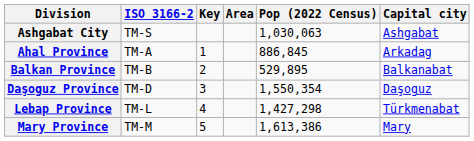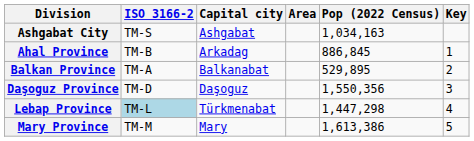columns swapped: (425, 14) <-> (210, 14)
(290, 33) 1,030,063 -> (353, 33) 1,034,163
(138, 52) TM-A -> (138, 52) TM-B
(138, 70) TM-B -> (138, 70) TM-A
(290, 89) 1,550,354 -> (353, 89) 1,550,356
(138, 108) no background -> (138, 108) lightblue background
(290, 108) 1,427,298 -> (353, 108) 1,447,298
